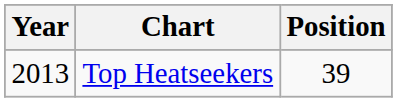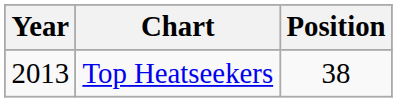(336, 73) 39 -> (336, 73) 38
